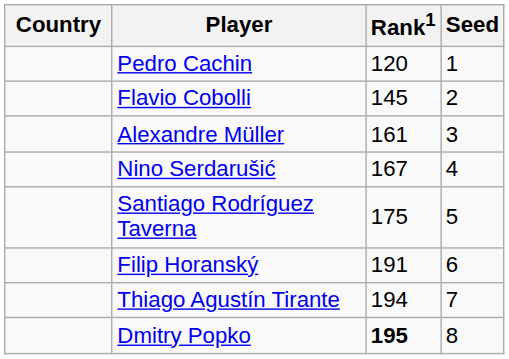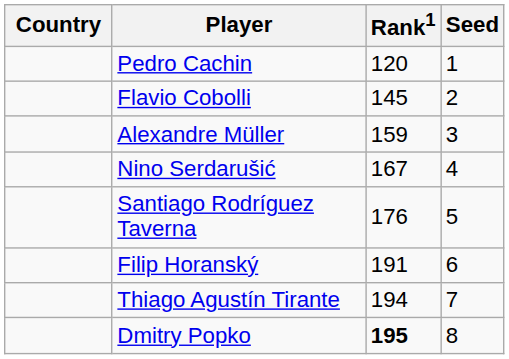(389, 133) 161 -> (389, 133) 159
(389, 217) 175 -> (389, 217) 176
